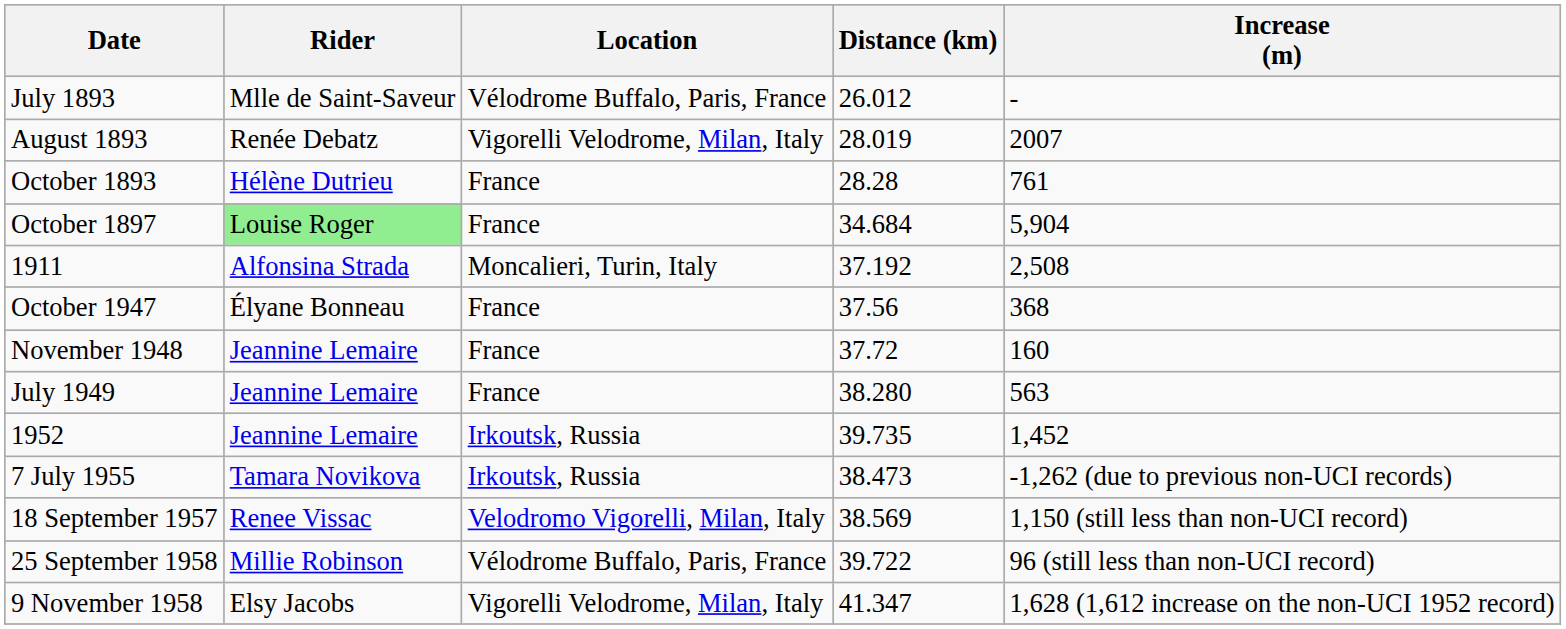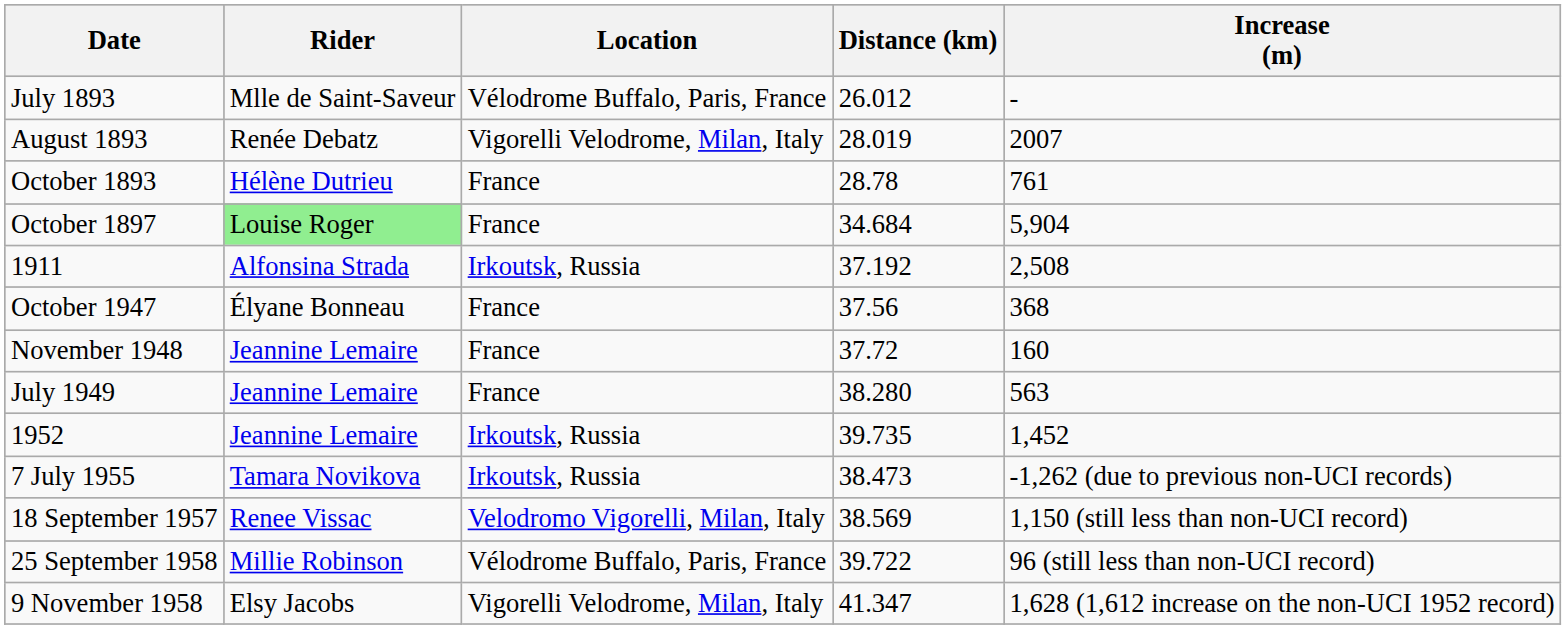(869, 181) 28.28 -> (869, 181) 28.78
(592, 266) Moncalieri, Turin, Italy -> (554, 266) Irkoutsk, Russia
